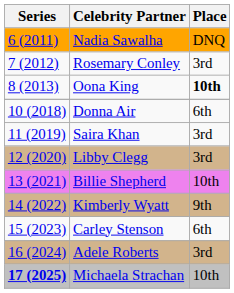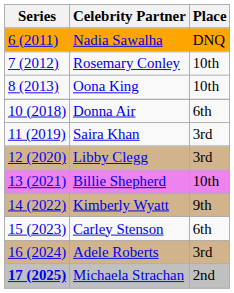(203, 63) 3rd -> (206, 63) 10th
(207, 87) bold -> (206, 87) normal
(206, 275) 10th -> (204, 275) 2nd
